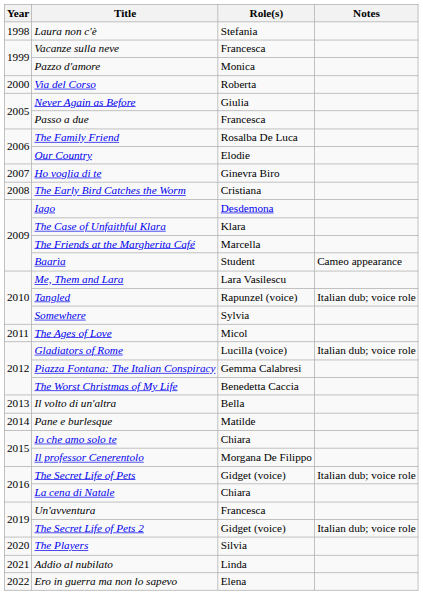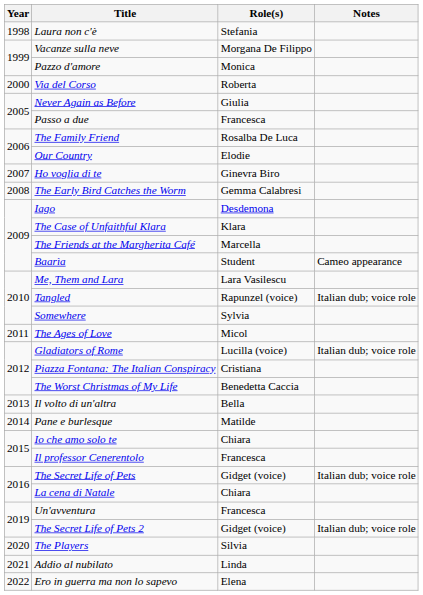(243, 48) Francesca -> (266, 48) Morgana De Filippo
(241, 191) Cristiana -> (261, 191) Gemma Calabresi
(261, 368) Gemma Calabresi -> (241, 368) Cristiana
(266, 457) Morgana De Filippo -> (243, 457) Francesca
